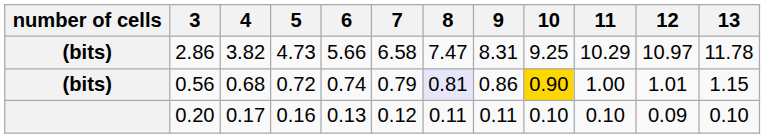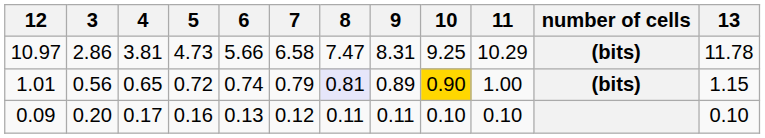columns swapped: (87, 20) <-> (668, 20)
(246, 52) 3.82 -> (143, 52) 3.81
(246, 84) 0.68 -> (143, 84) 0.65
(498, 84) 0.86 -> (396, 84) 0.89
